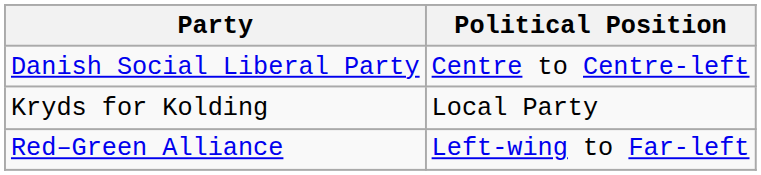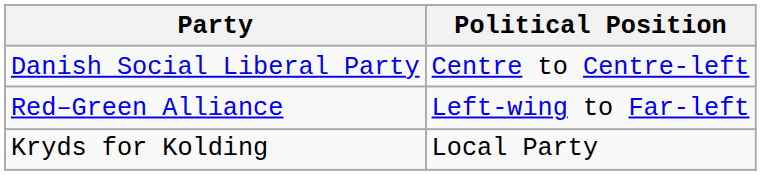rows swapped: (140, 108) <-> (147, 149)
